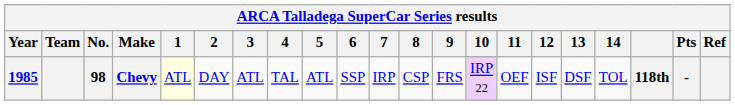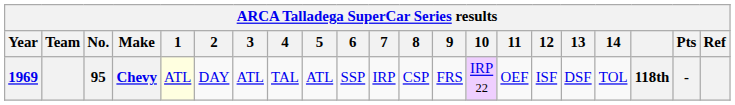(23, 78) 1985 -> (23, 78) 1969
(98, 78) 98 -> (98, 78) 95
